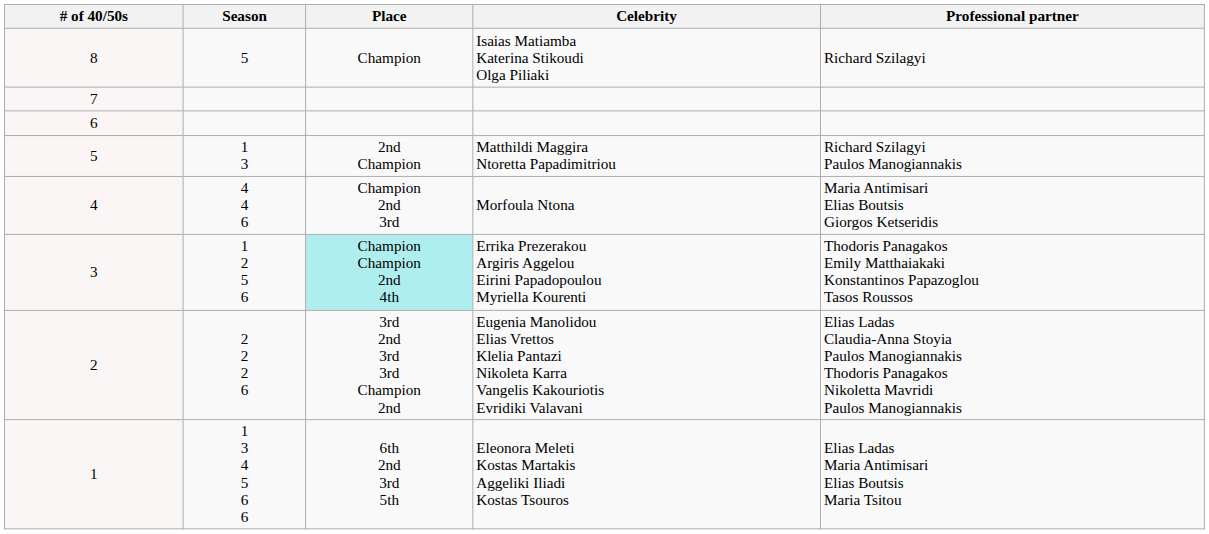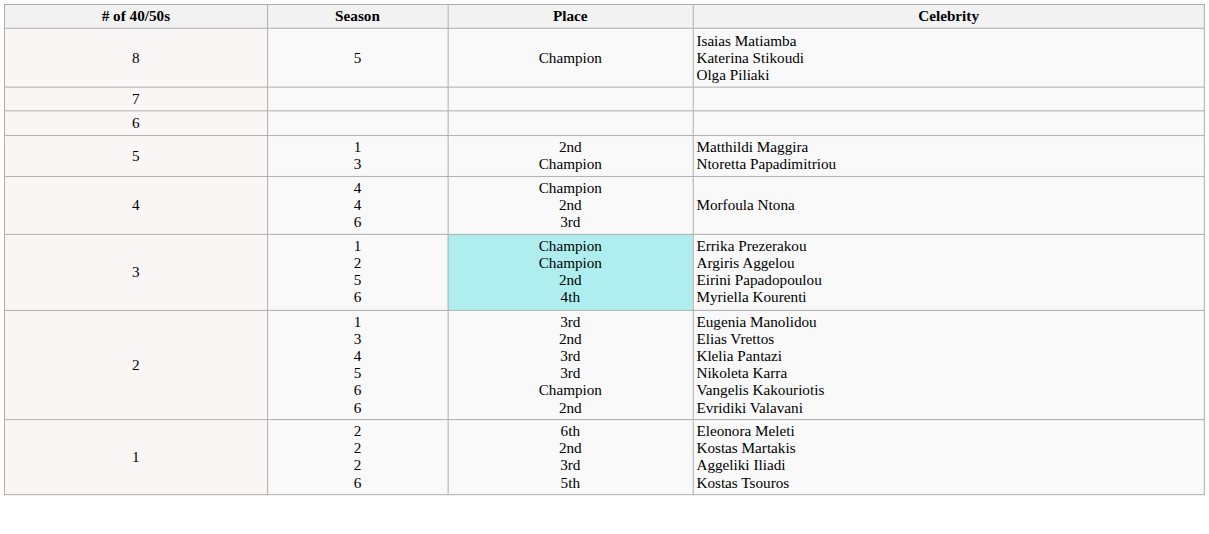- column: (1012, 16)
(245, 364) 2 2 2 6 -> (358, 364) 1 3 4 5 6 6
(245, 474) 1 3 4 5 6 6 -> (358, 457) 2 2 2 6
